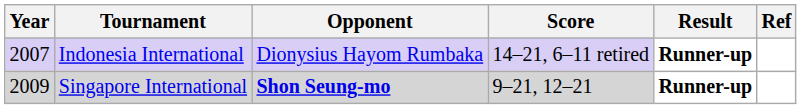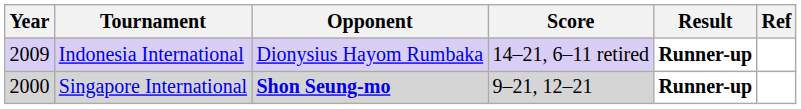(29, 54) 2007 -> (29, 54) 2009
(29, 87) 2009 -> (29, 87) 2000
